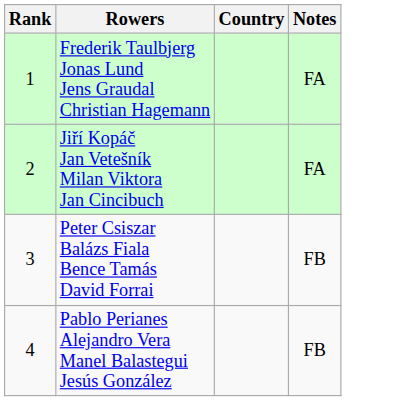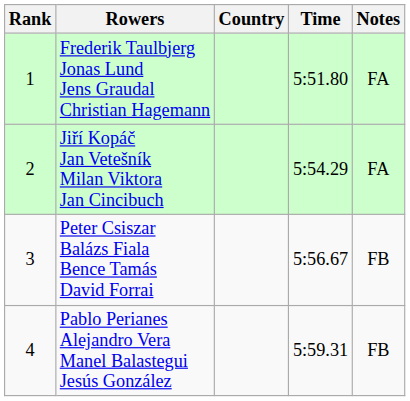+ column: (321, 18)
